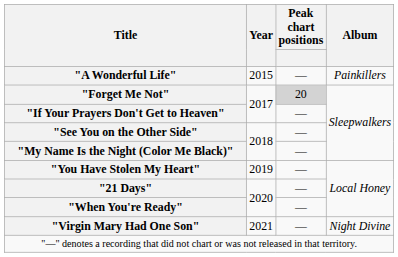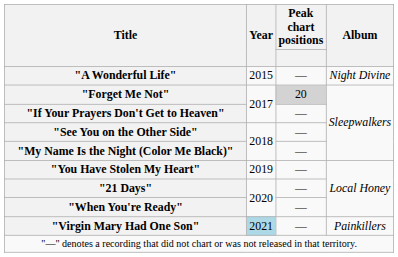(360, 75) Painkillers -> (360, 75) Night Divine
(261, 226) no background -> (261, 226) lightblue background
(360, 226) Night Divine -> (360, 226) Painkillers
